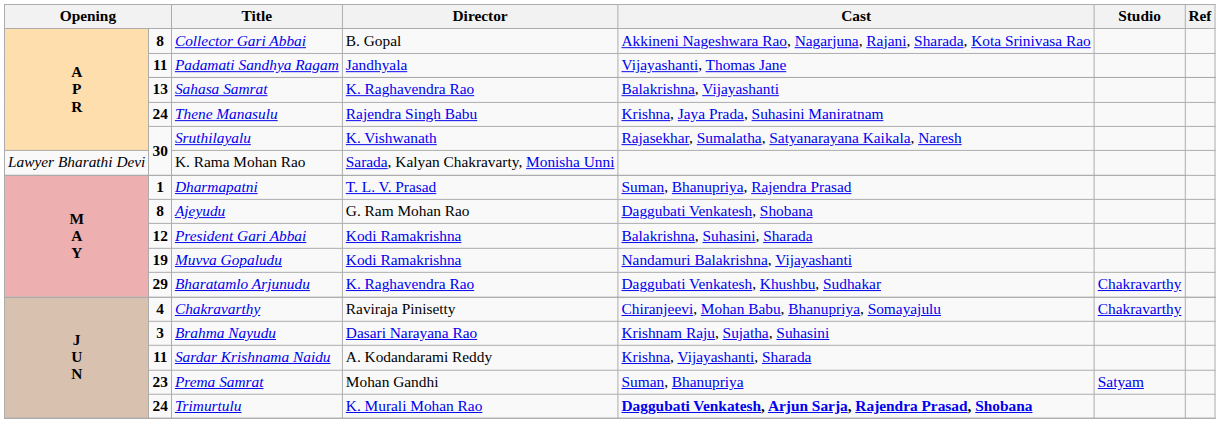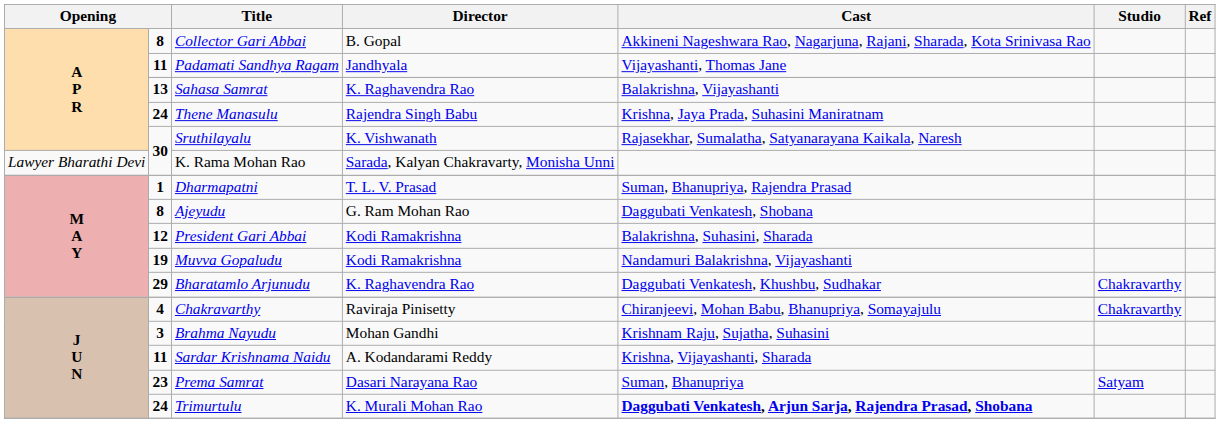(411, 333) Dasari Narayana Rao -> (392, 333) Mohan Gandhi
(392, 382) Mohan Gandhi -> (411, 382) Dasari Narayana Rao
